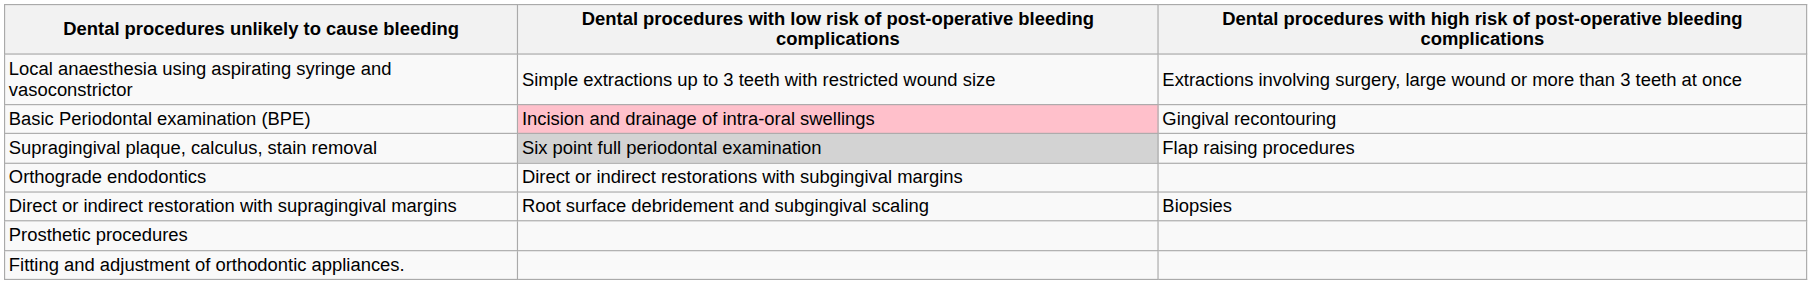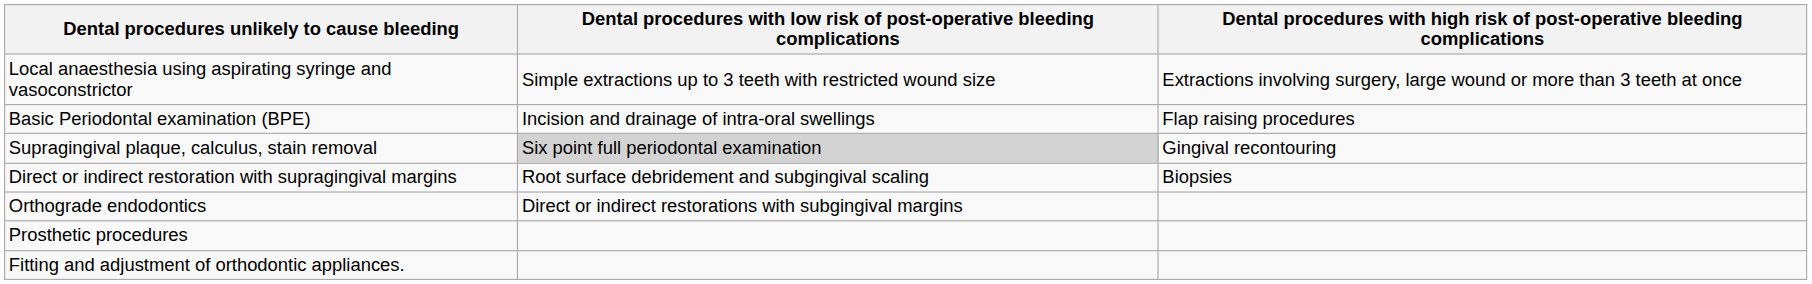(698, 118) pink background -> (698, 118) no background
(1249, 118) Gingival recontouring -> (1258, 118) Flap raising procedures
(1258, 148) Flap raising procedures -> (1249, 148) Gingival recontouring
rows swapped: (233, 206) <-> (108, 177)
